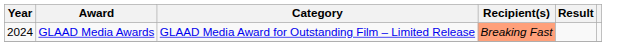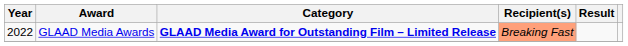(20, 32) 2024 -> (20, 32) 2022
(317, 32) normal -> (328, 32) bold
